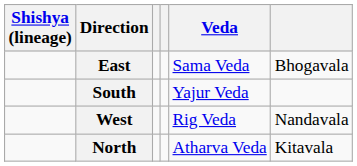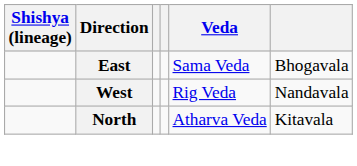- row: (114, 92)
